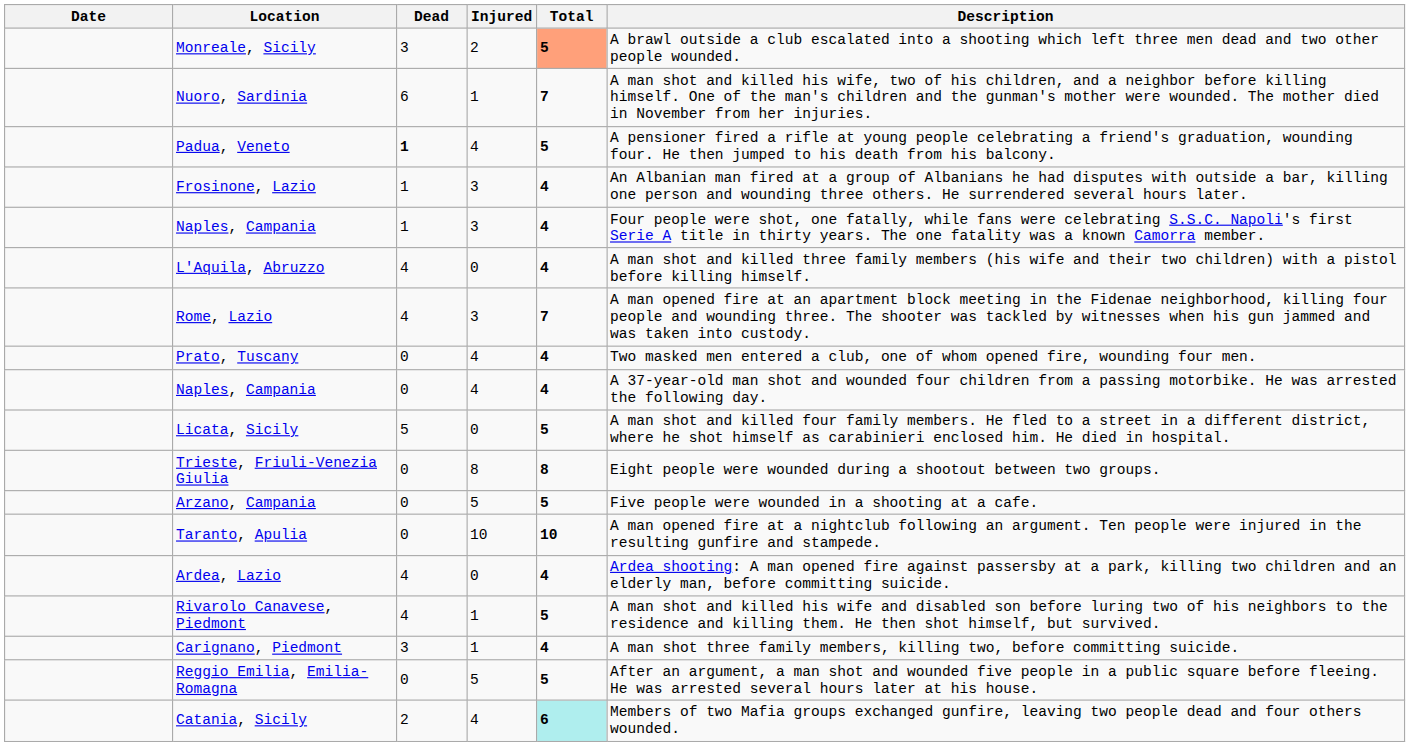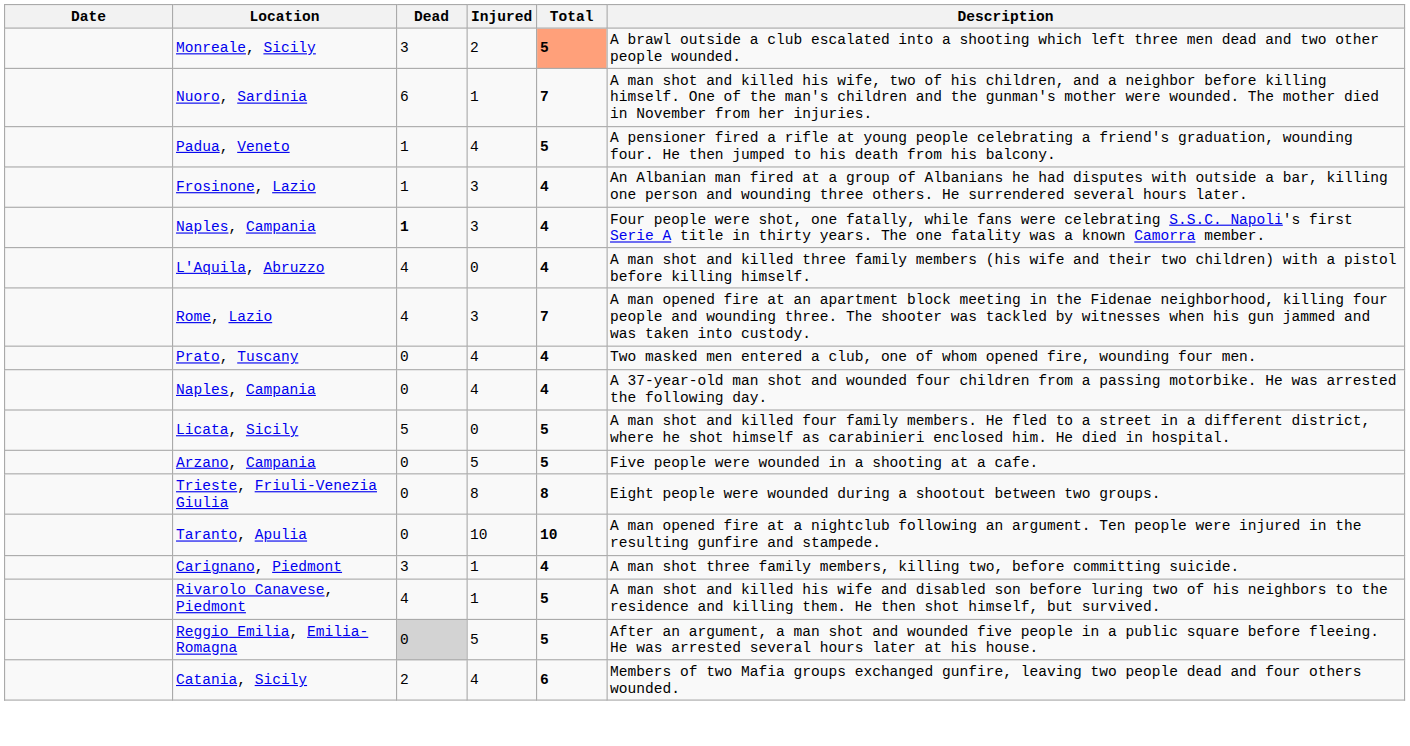(404, 146) bold -> (404, 146) normal
(404, 227) normal -> (404, 227) bold
rows swapped: (246, 503) <-> (277, 471)
- row: (228, 575)
rows swapped: (255, 616) <-> (259, 648)
(404, 680) no background -> (404, 640) lightgrey background
(544, 721) paleturquoise background -> (544, 680) no background
